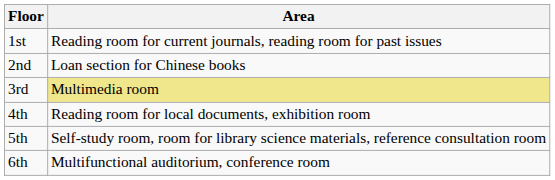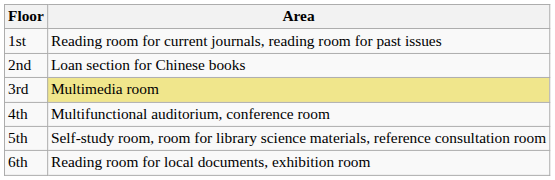(211, 114) Reading room for local documents, exhibition room -> (190, 114) Multifunctional auditorium, conference room
(190, 162) Multifunctional auditorium, conference room -> (211, 162) Reading room for local documents, exhibition room
